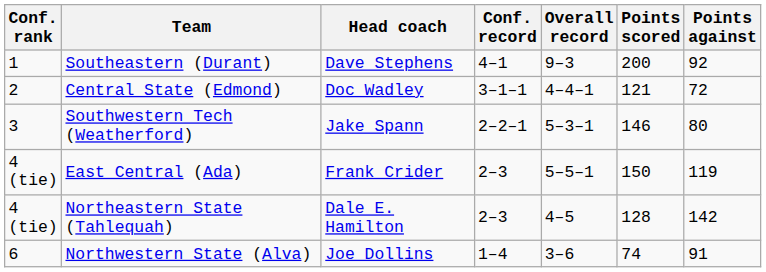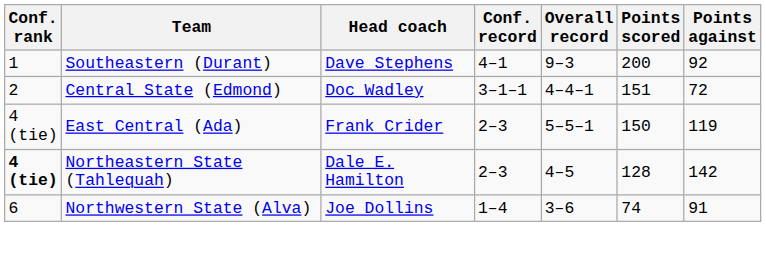(636, 90) 121 -> (636, 90) 151
- row: (149, 126)
(33, 218) normal -> (33, 172) bold
